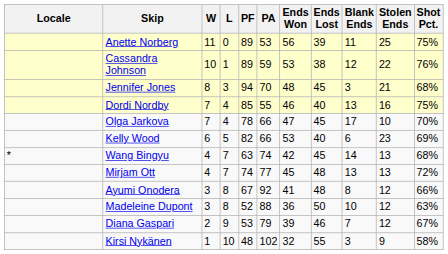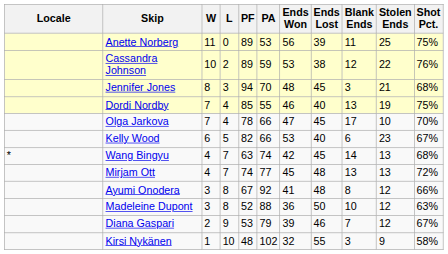(226, 65) 1 -> (226, 65) 2
(385, 105) 16 -> (385, 105) 19
(427, 139) 69% -> (427, 139) 67%
